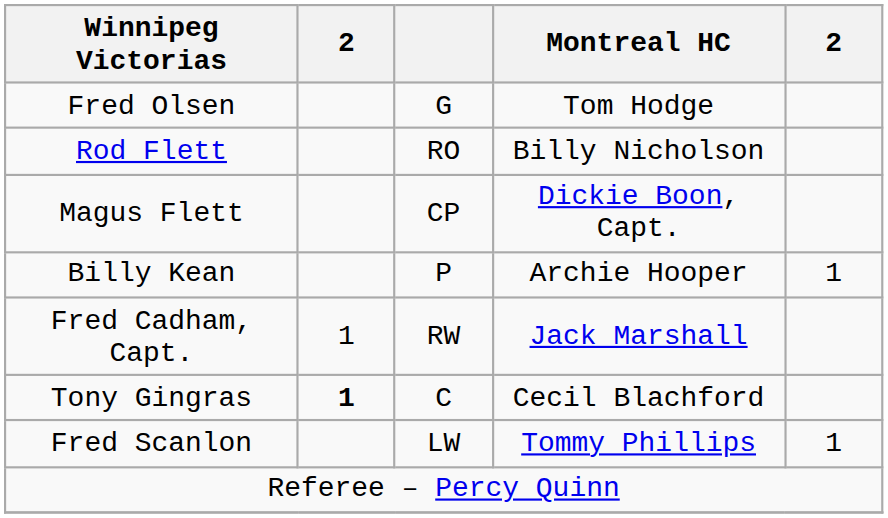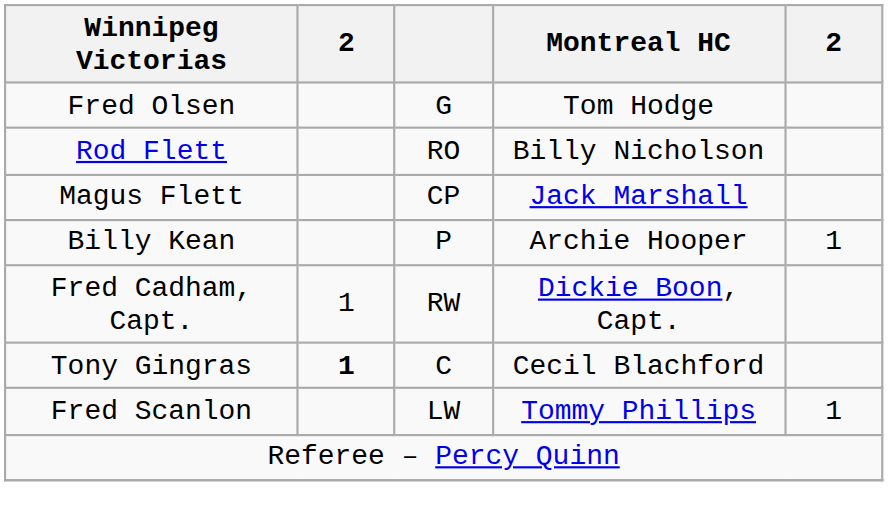(639, 213) Dickie Boon, Capt. -> (639, 197) Jack Marshall
(639, 336) Jack Marshall -> (639, 304) Dickie Boon, Capt.
